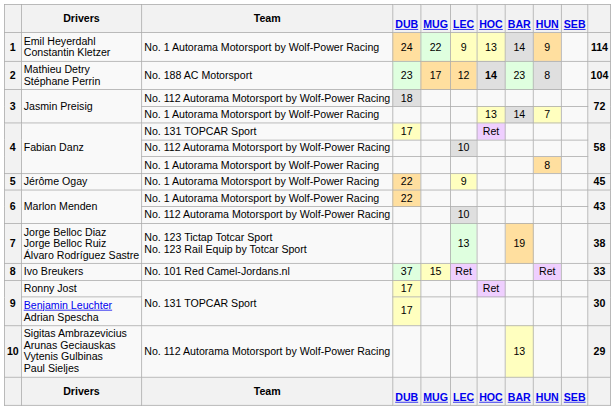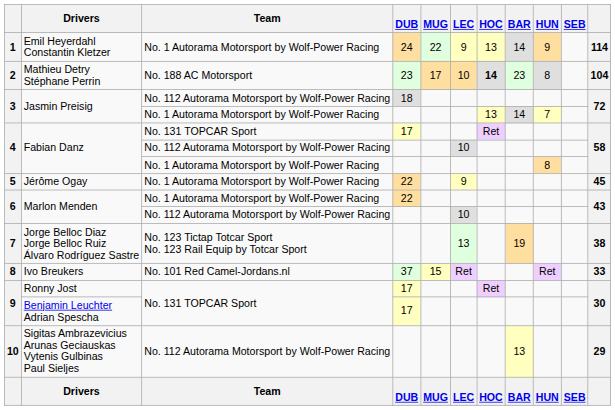(464, 75) 12 -> (464, 75) 10
